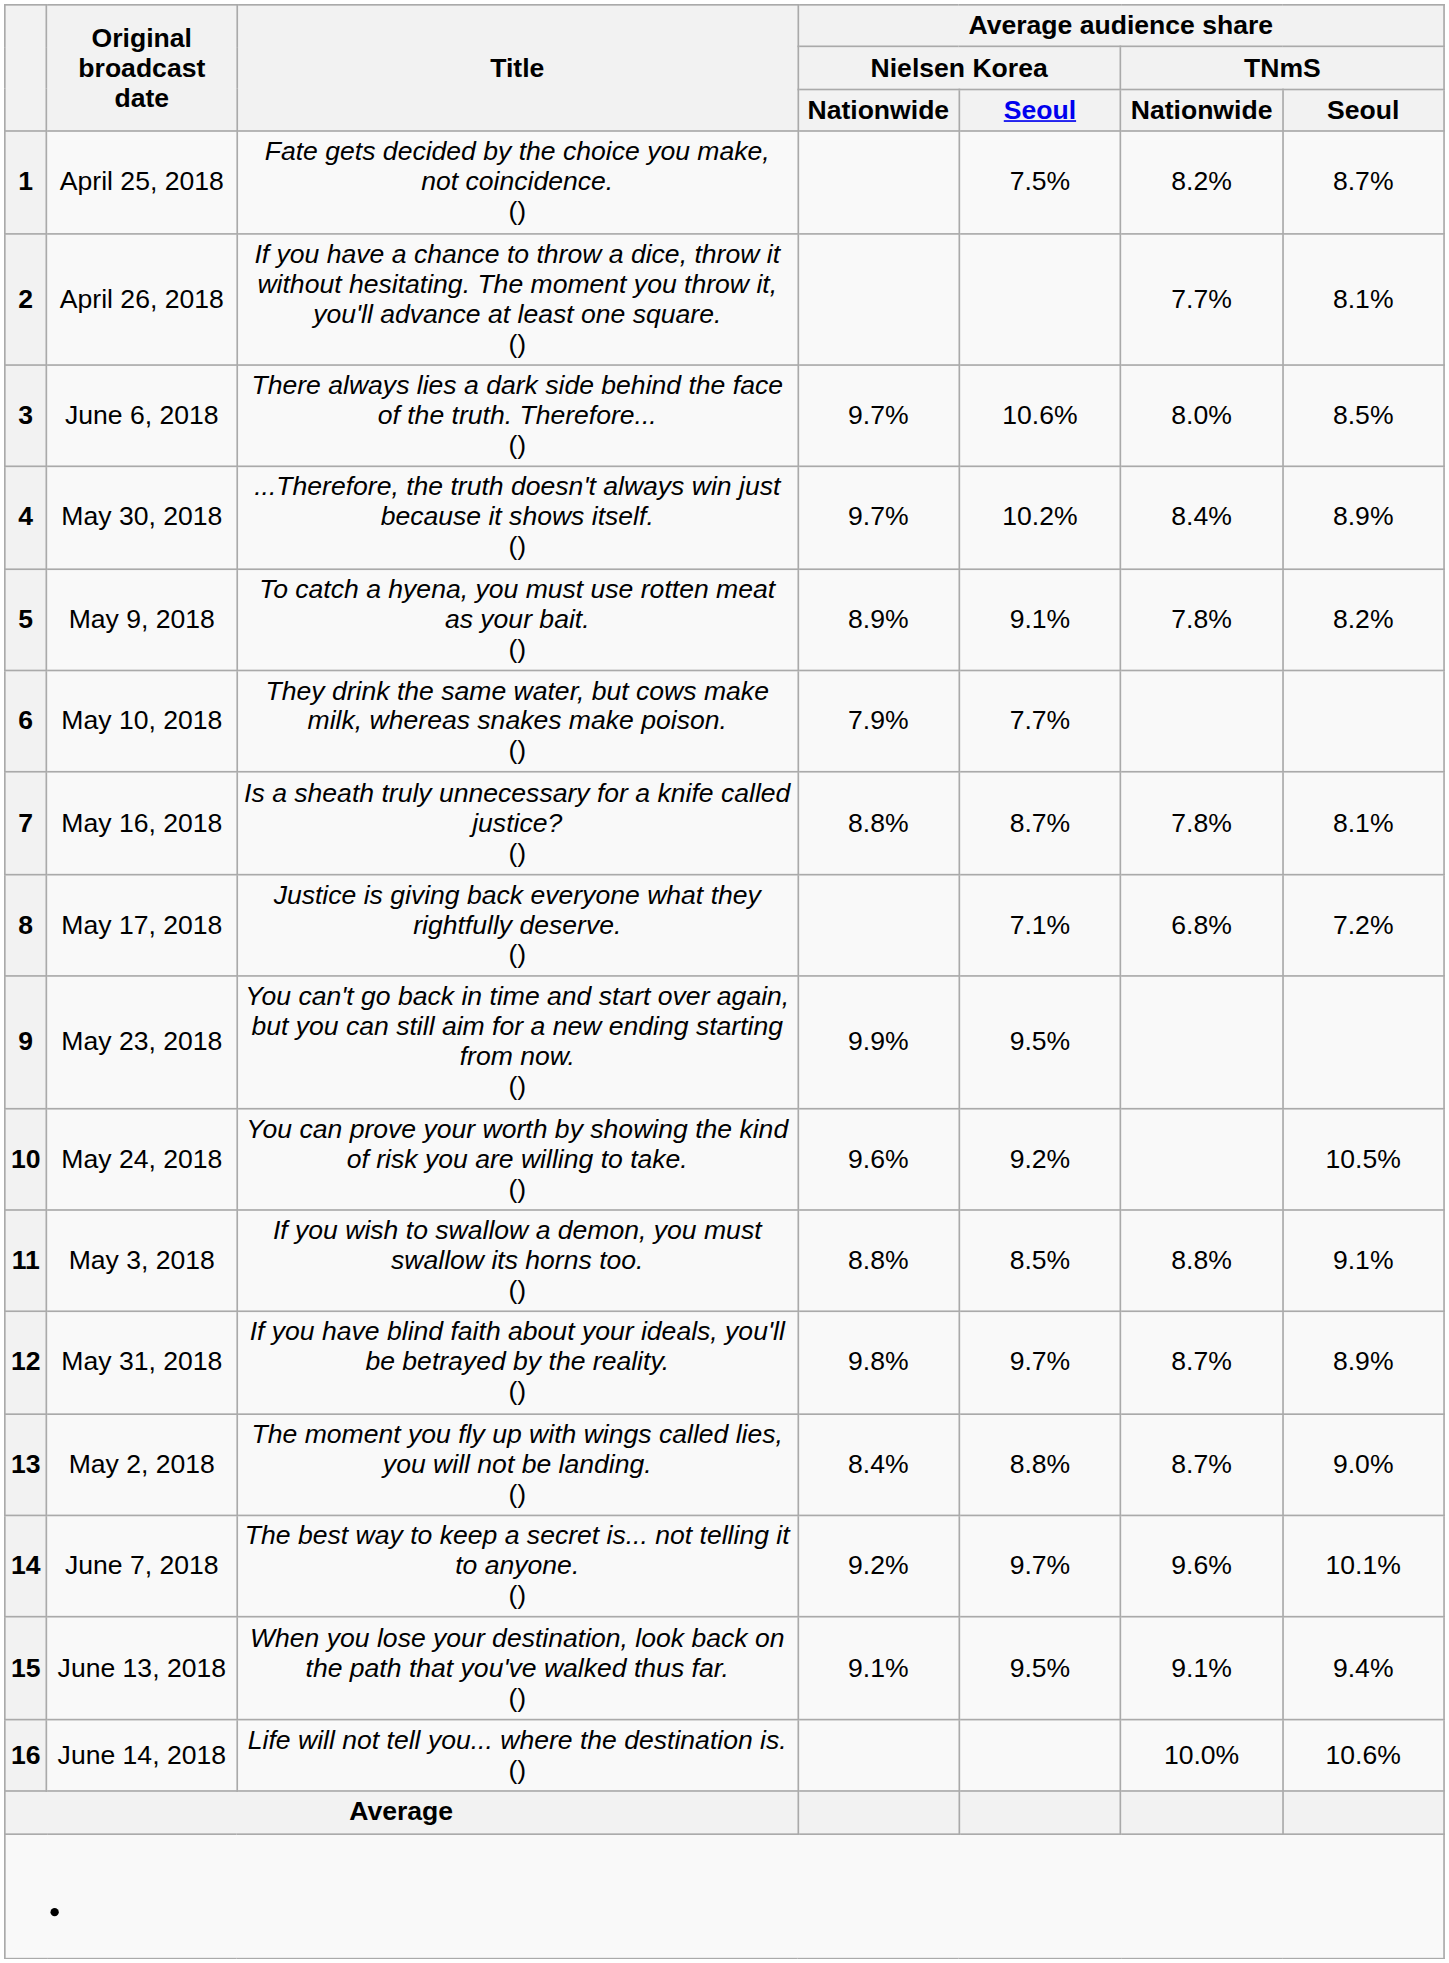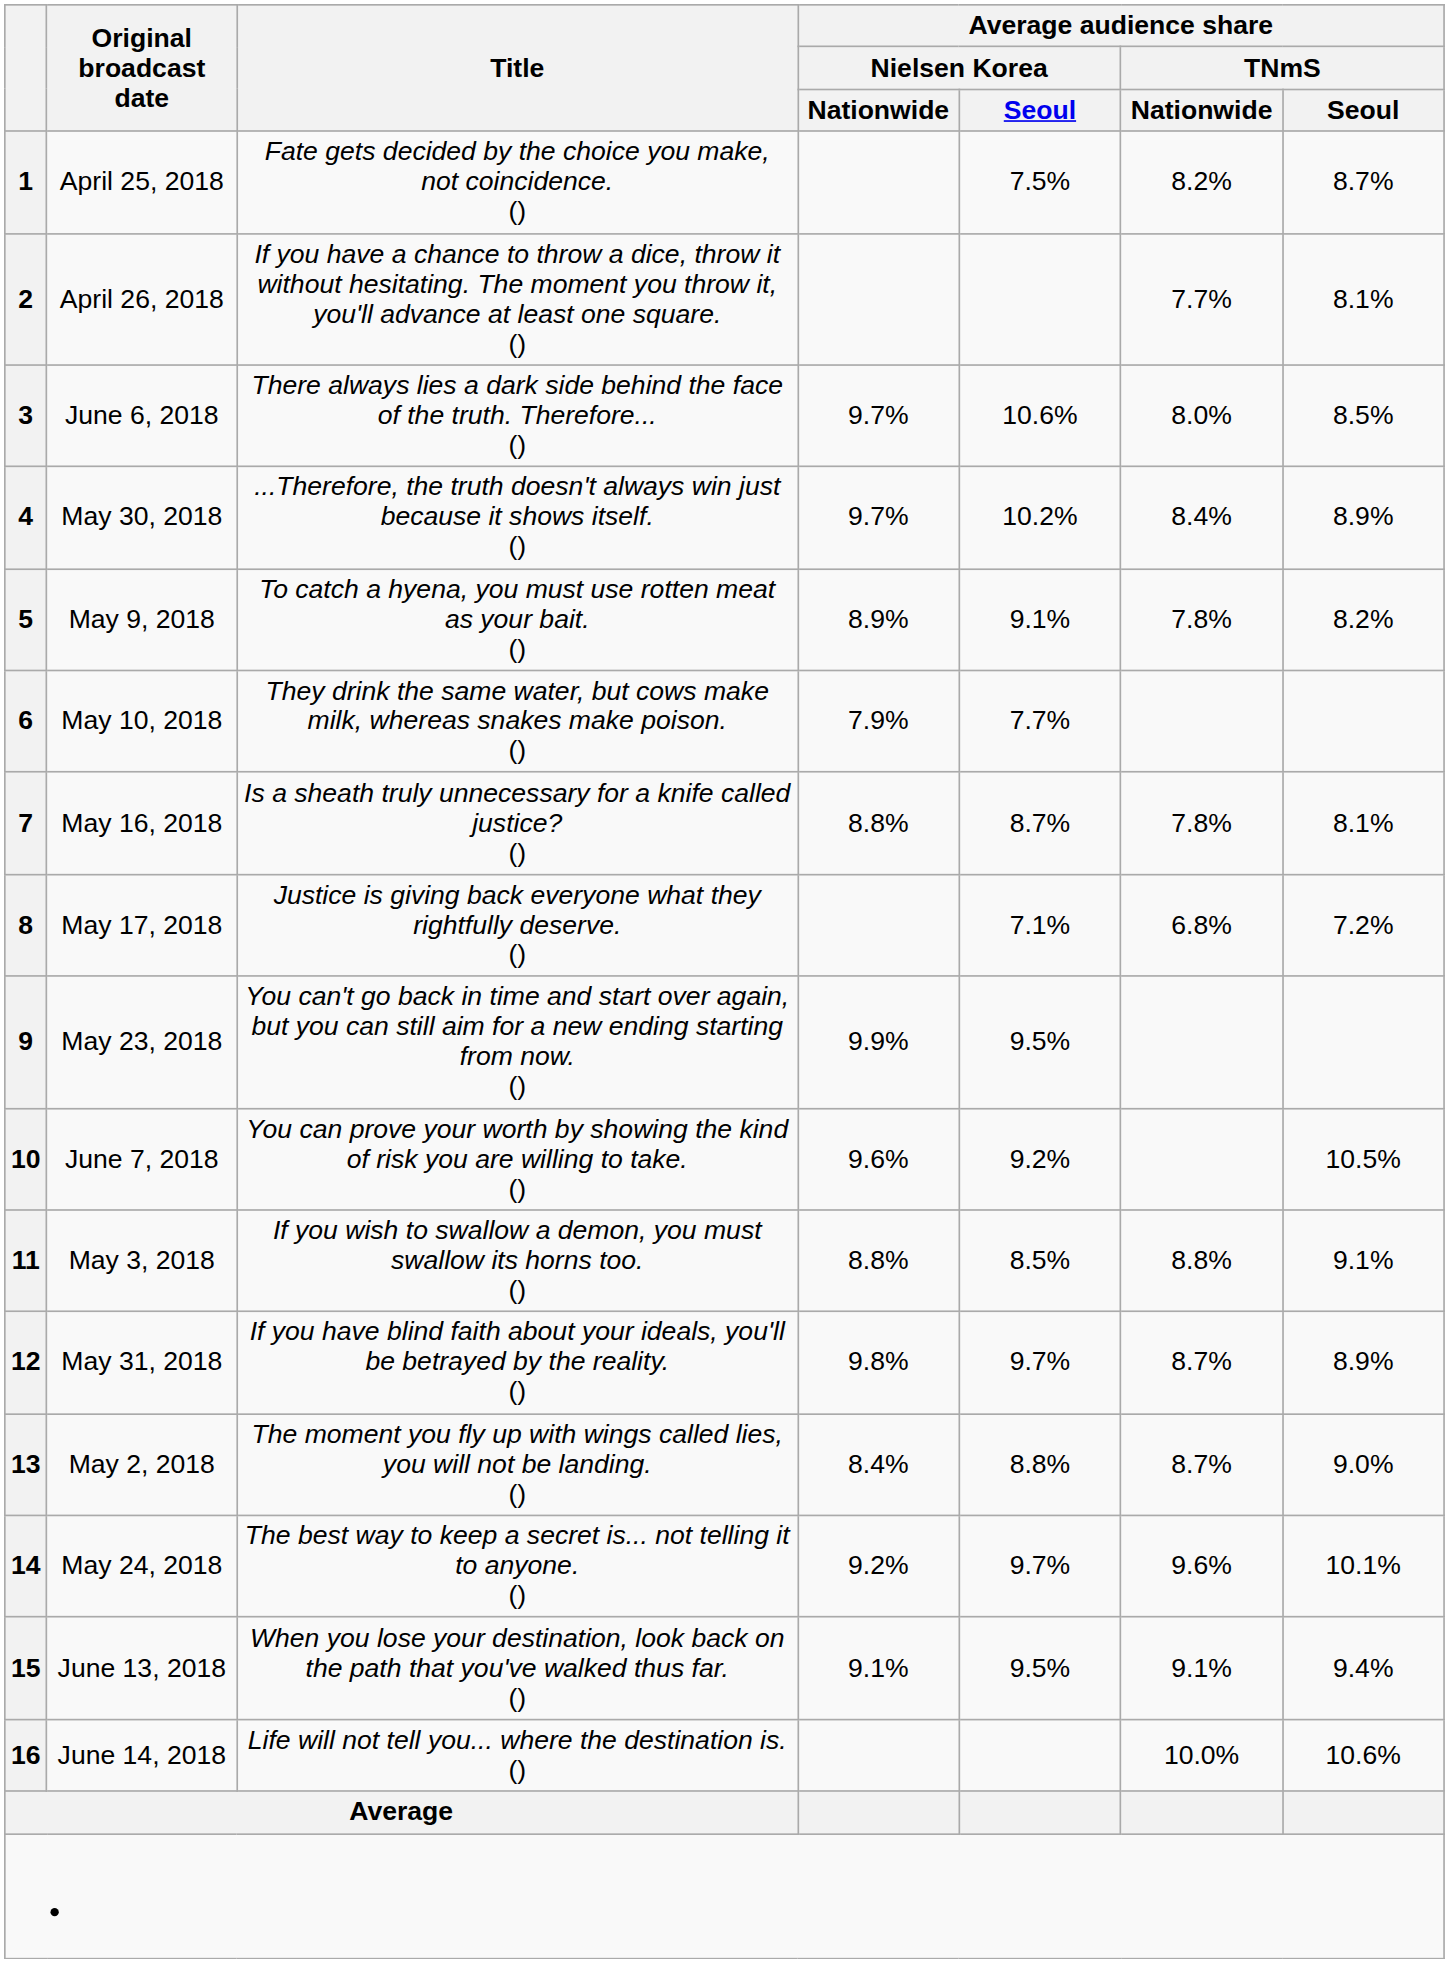(142, 1158) May 24, 2018 -> (142, 1158) June 7, 2018
(142, 1566) June 7, 2018 -> (142, 1566) May 24, 2018
